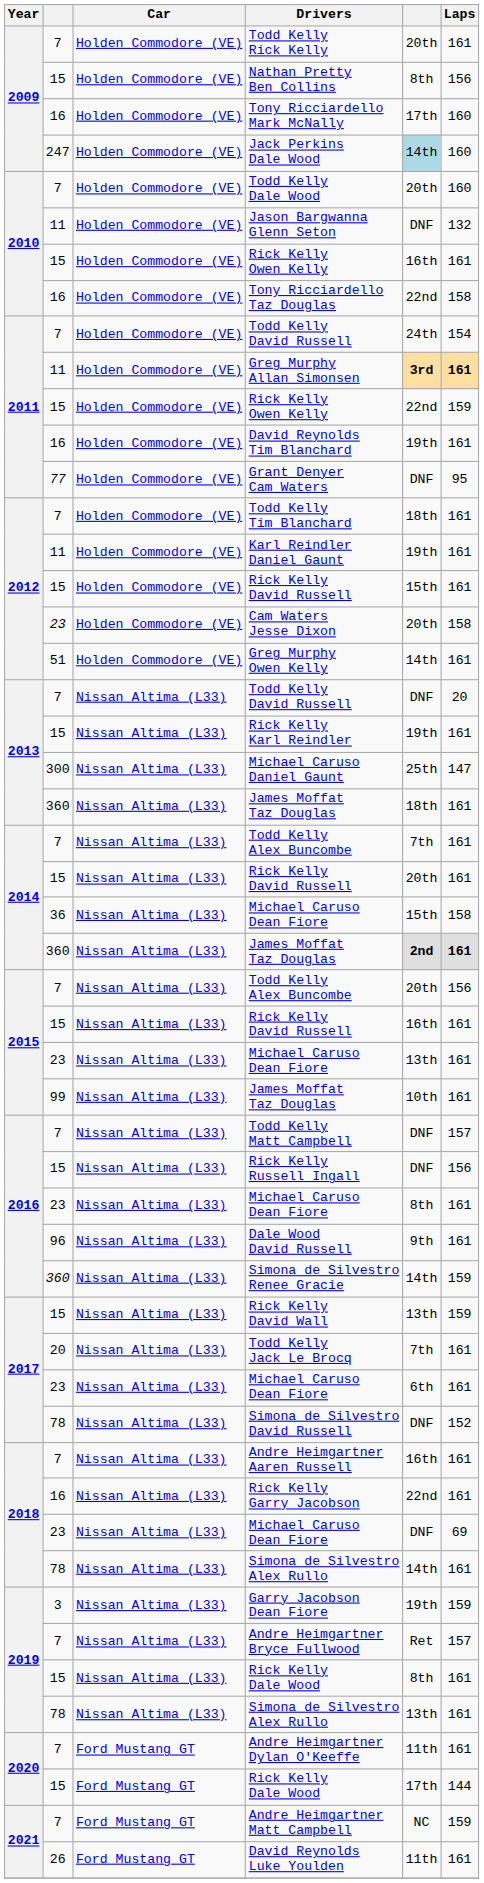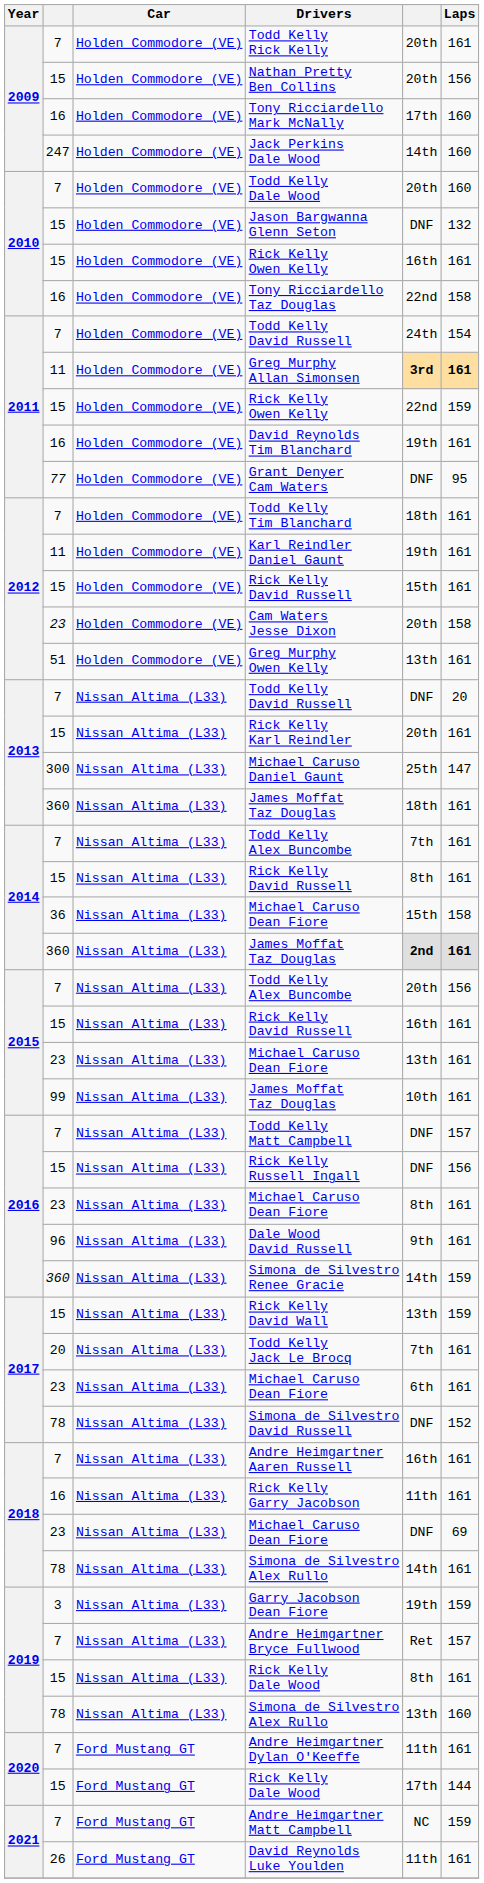(422, 81) 8th -> (422, 81) 20th
(422, 153) lightblue background -> (422, 153) no background
(58, 226) 11 -> (58, 226) 15
(422, 662) 14th -> (422, 662) 13th
(422, 734) 19th -> (422, 734) 20th
(422, 880) 20th -> (422, 880) 8th
(422, 1497) 22nd -> (422, 1497) 11th
(460, 1715) 161 -> (460, 1715) 160
